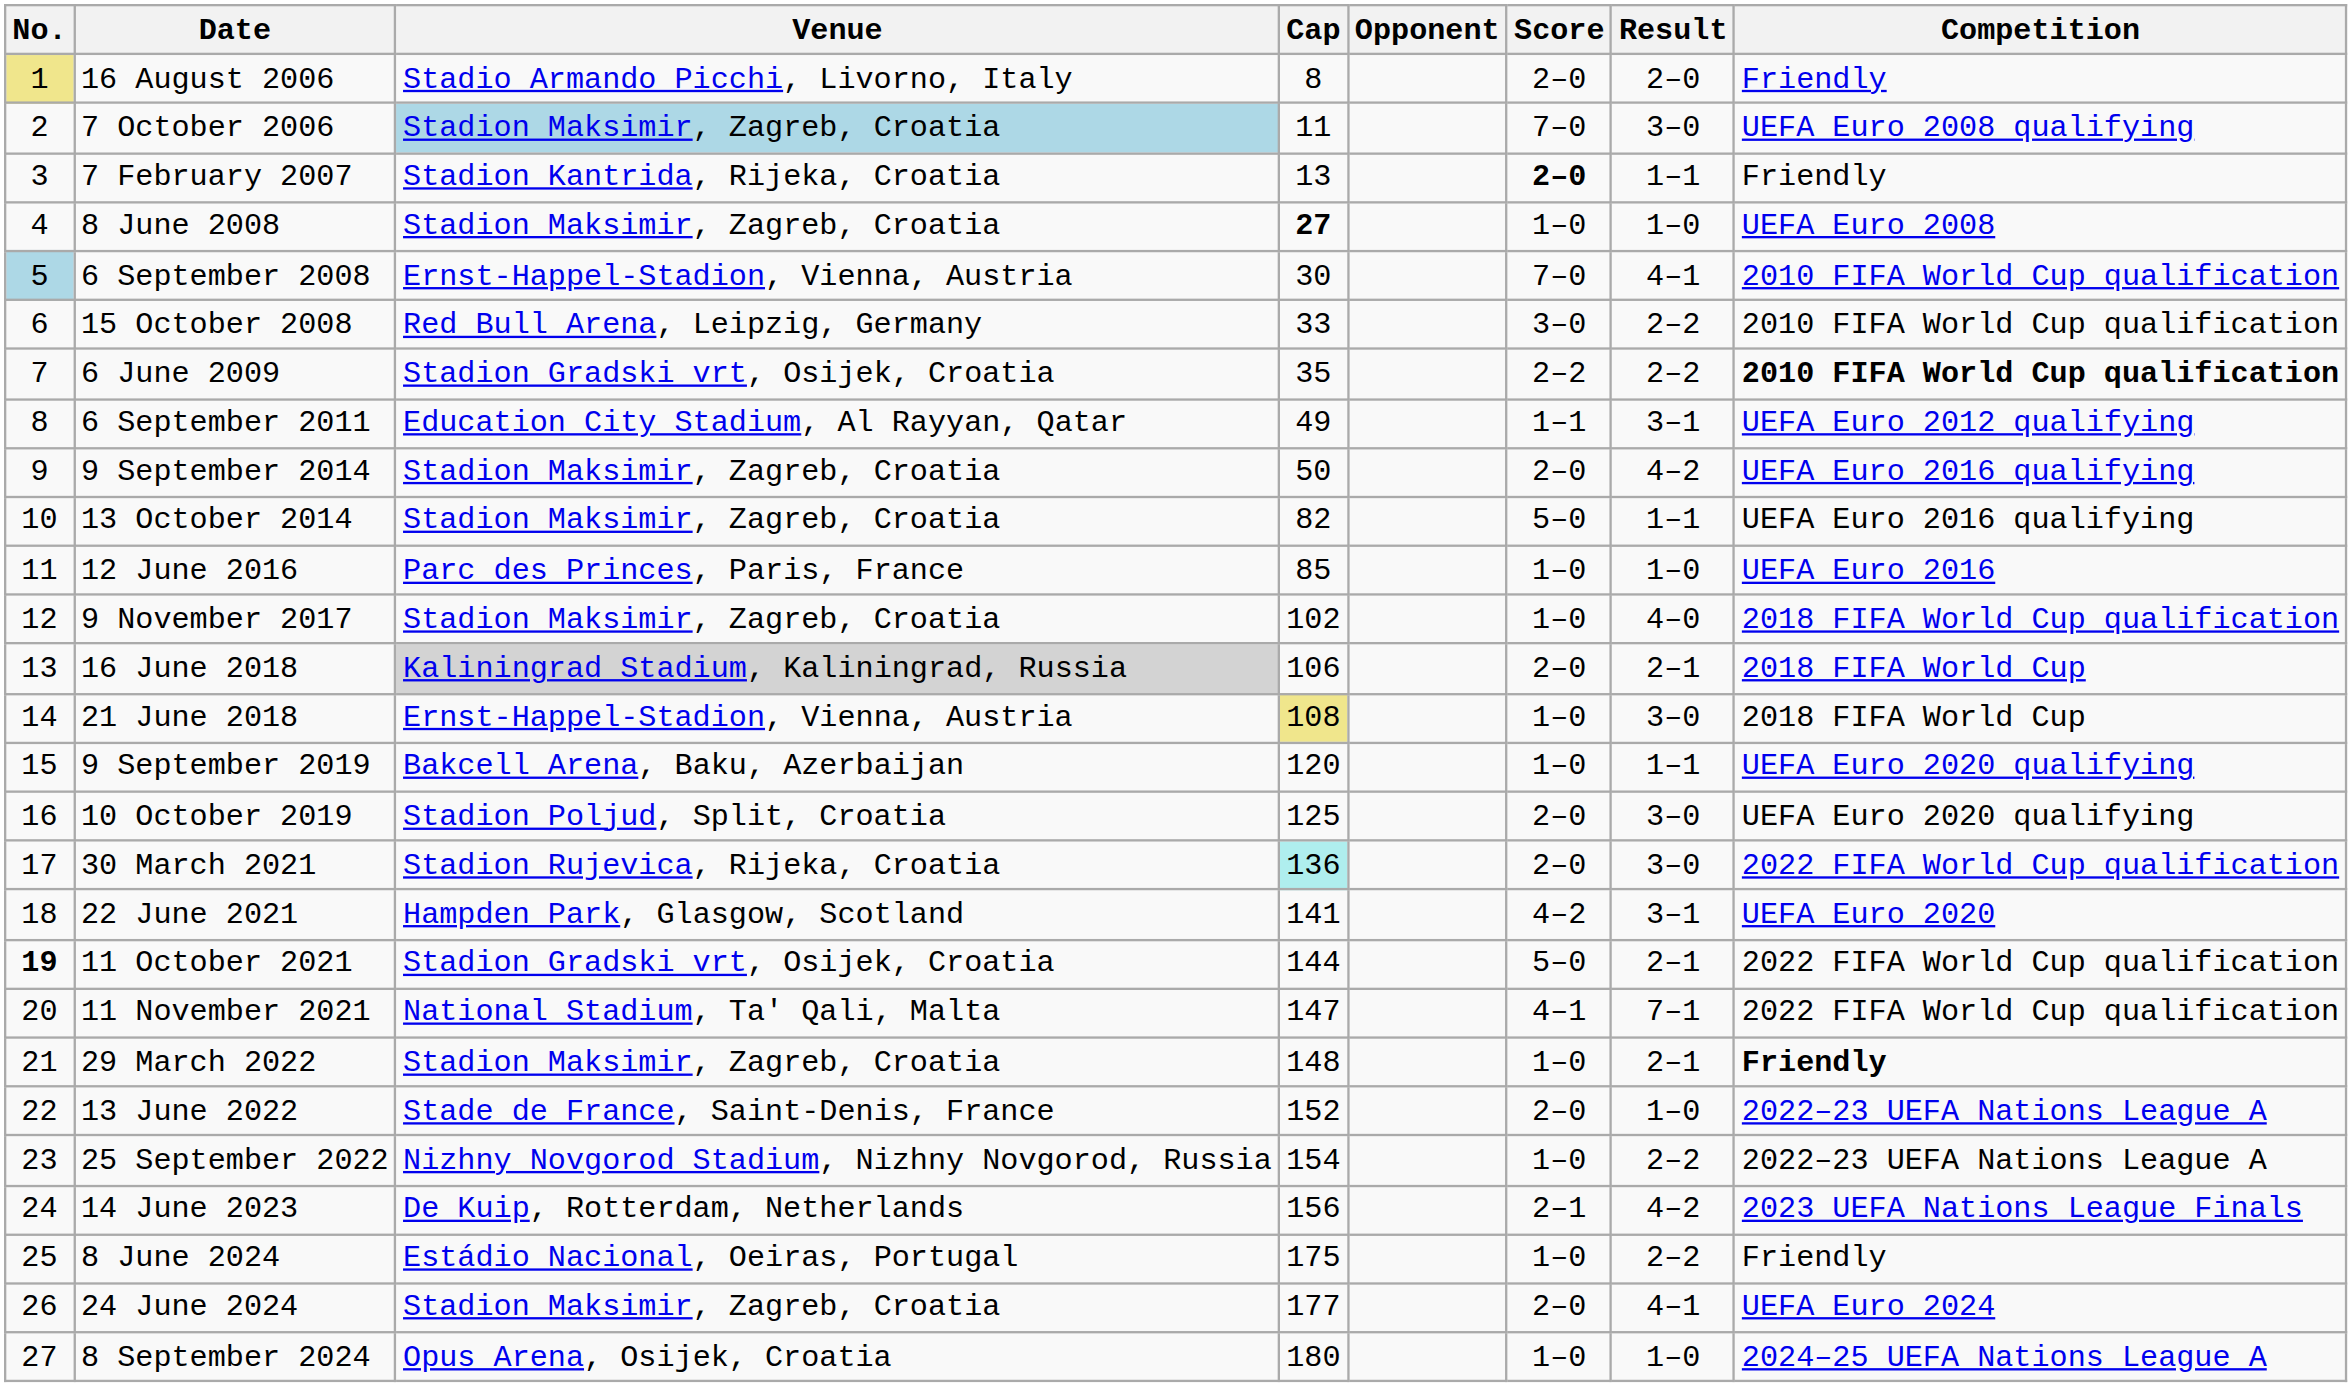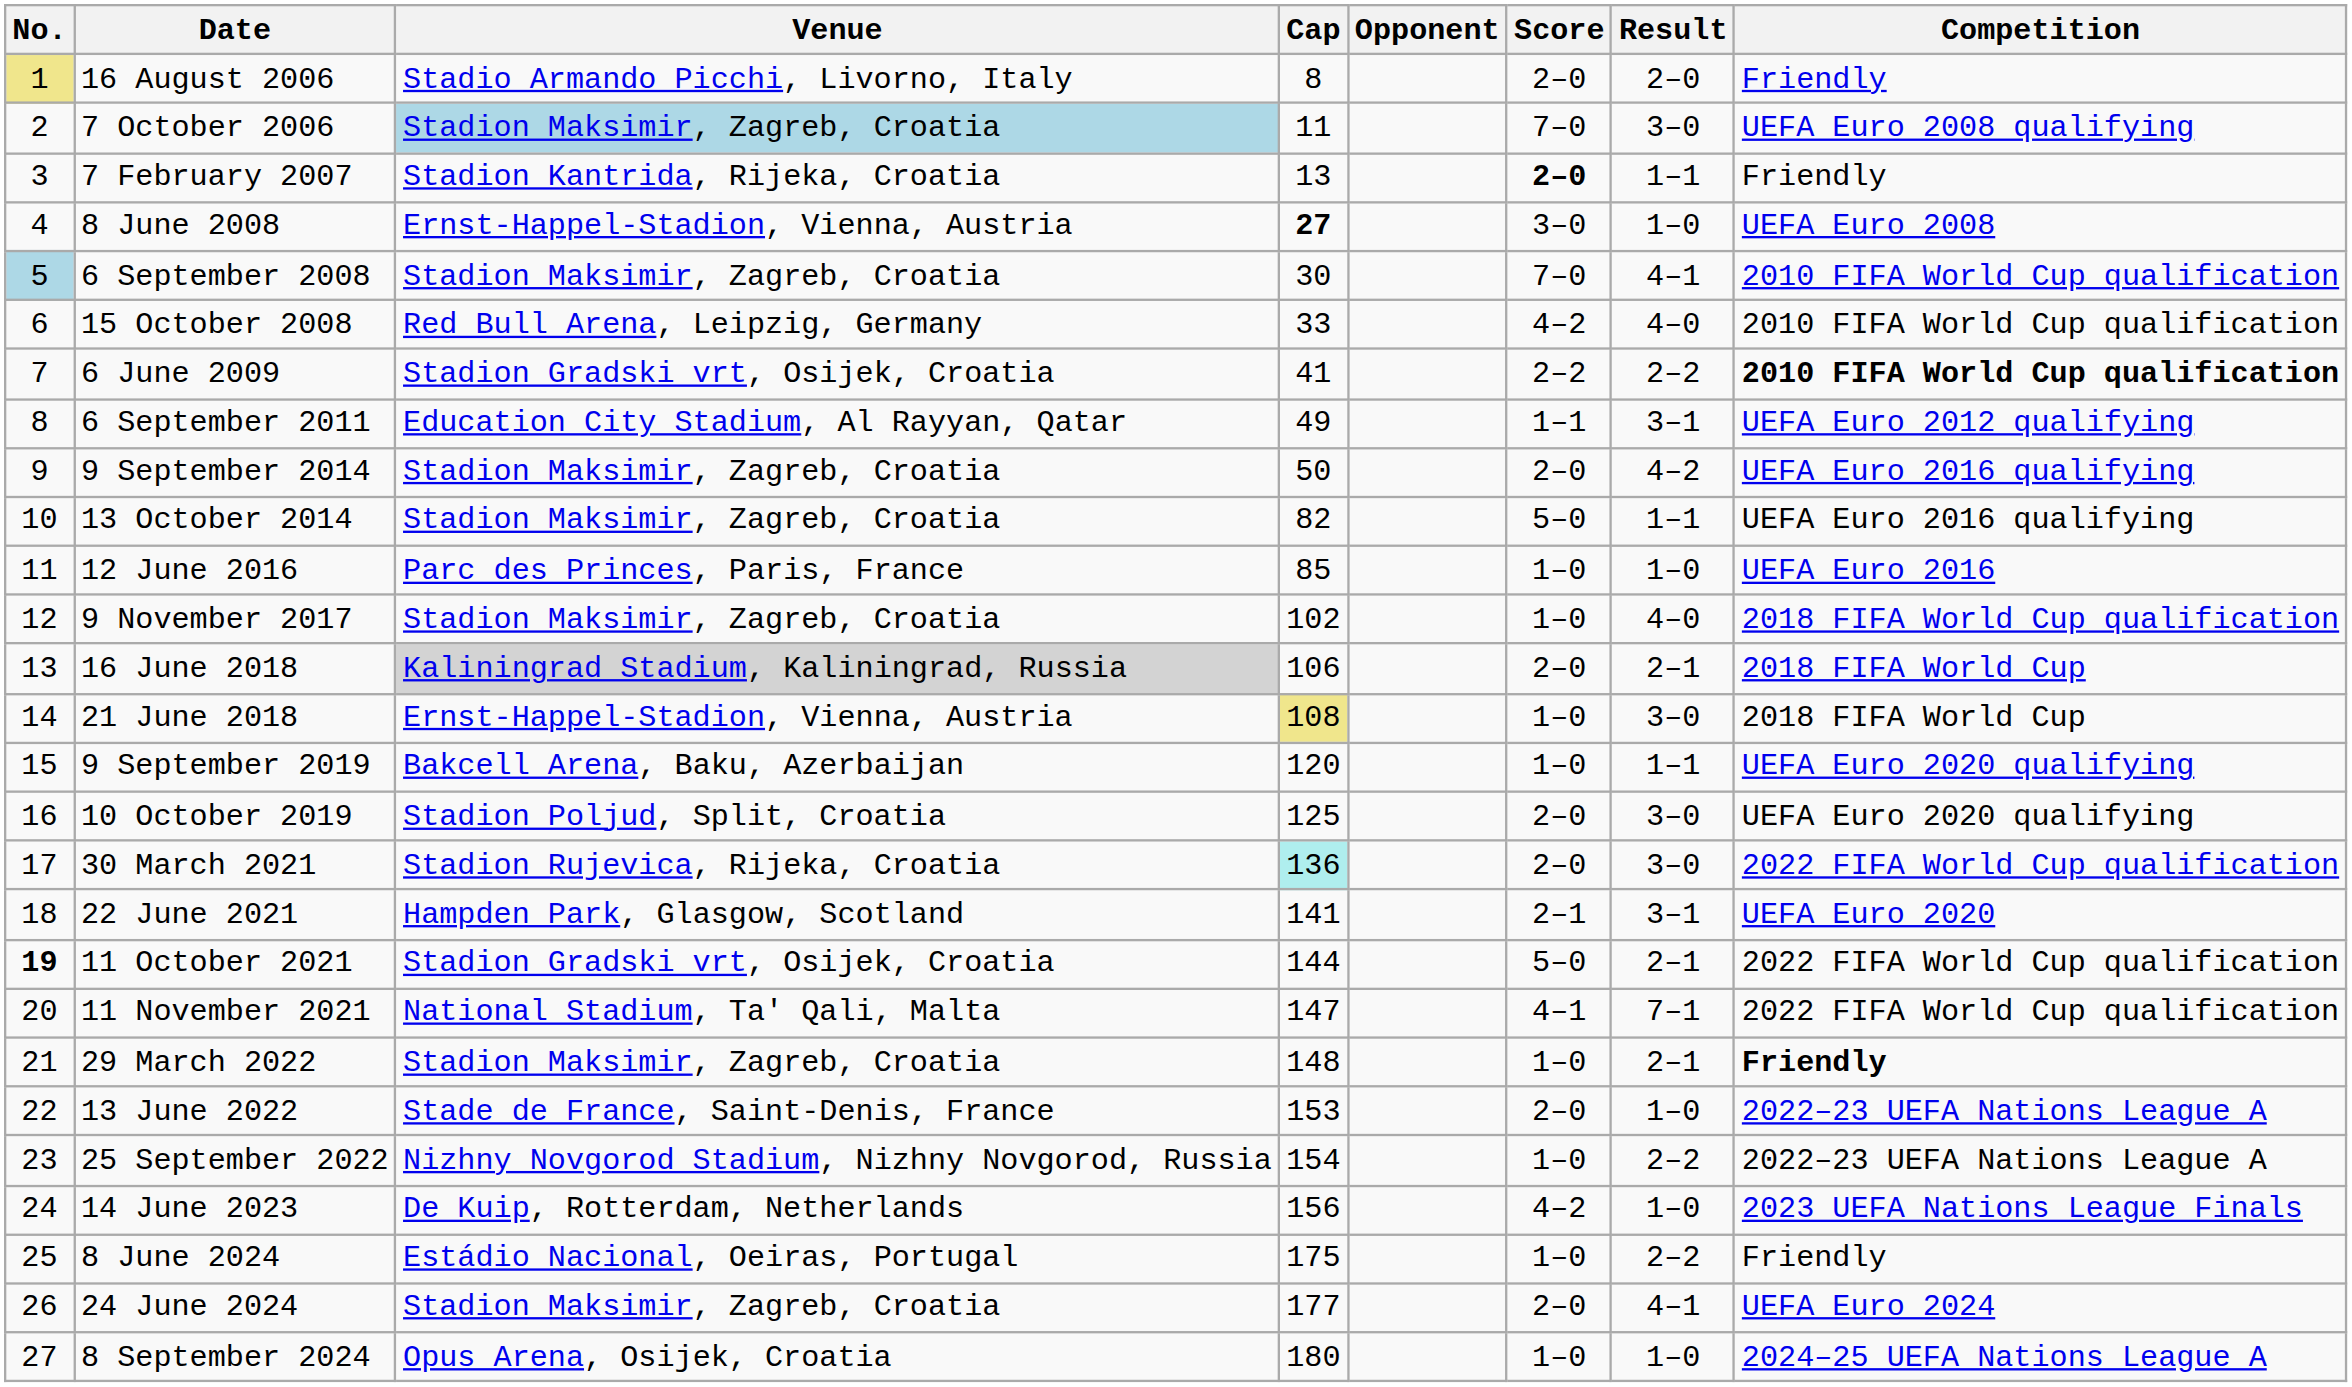(702, 226) Stadion Maksimir, Zagreb, Croatia -> (738, 226) Ernst-Happel-Stadion, Vienna, Austria
(1559, 226) 1–0 -> (1559, 226) 3–0
(738, 276) Ernst-Happel-Stadion, Vienna, Austria -> (702, 276) Stadion Maksimir, Zagreb, Croatia
(1559, 325) 3–0 -> (1559, 325) 4–2
(1673, 325) 2–2 -> (1673, 325) 4–0
(1313, 374) 35 -> (1313, 374) 41
(1559, 915) 4–2 -> (1559, 915) 2–1
(1313, 1111) 152 -> (1313, 1111) 153
(1559, 1209) 2–1 -> (1559, 1209) 4–2
(1673, 1209) 4–2 -> (1673, 1209) 1–0
